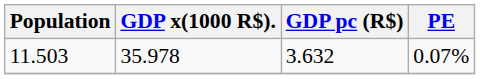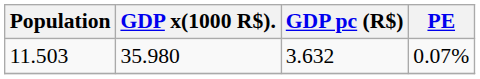(150, 55) 35.978 -> (150, 55) 35.980
